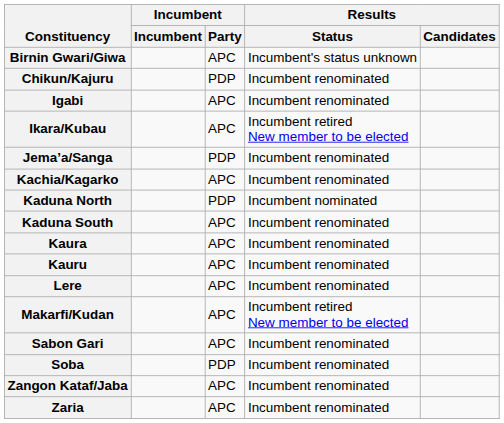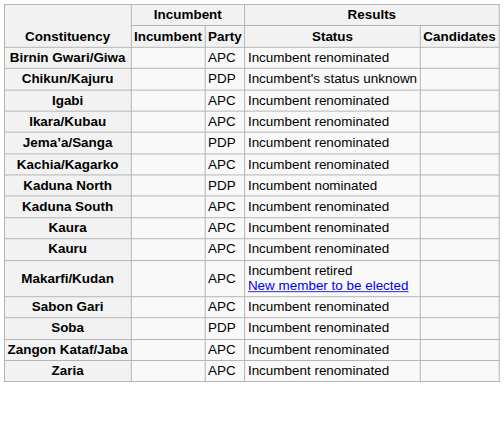(332, 57) Incumbent's status unknown -> (319, 57) Incumbent renominated
(319, 79) Incumbent renominated -> (332, 79) Incumbent's status unknown
(328, 129) Incumbent retired New member to be elected -> (319, 121) Incumbent renominated
- row: (68, 286)
